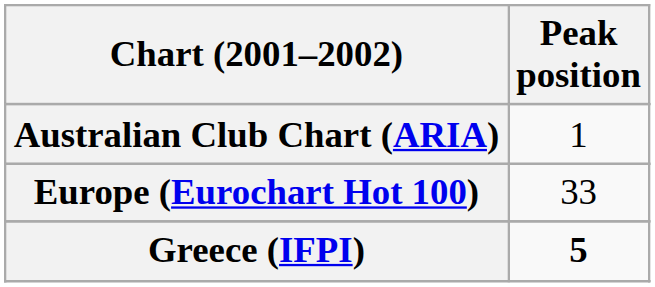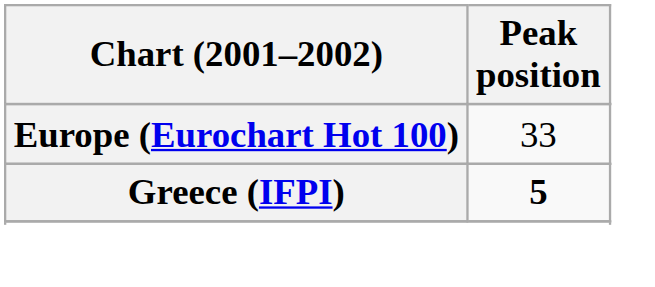- row: (256, 133)
